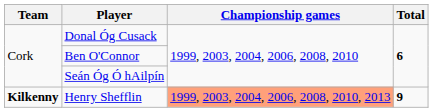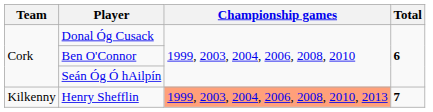(33, 96) bold -> (32, 96) normal
(400, 96) 9 -> (397, 96) 7
